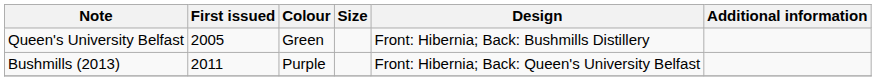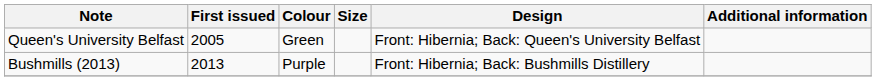(512, 40) Front: Hibernia; Back: Bushmills Distillery -> (537, 40) Front: Hibernia; Back: Queen's University Belfast
(207, 64) 2011 -> (208, 64) 2013
(537, 64) Front: Hibernia; Back: Queen's University Belfast -> (512, 64) Front: Hibernia; Back: Bushmills Distillery
